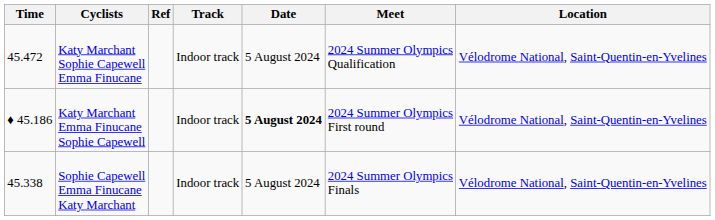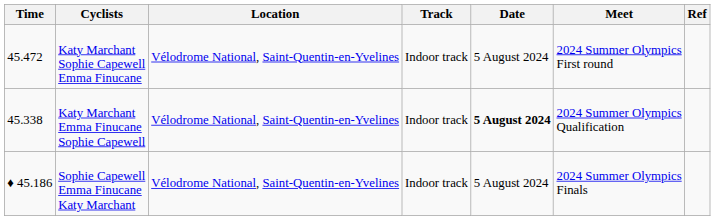columns swapped: (583, 14) <-> (161, 14)
(390, 56) 2024 Summer Olympics Qualification -> (619, 56) 2024 Summer Olympics First round
(30, 120) ♦ 45.186 -> (25, 120) 45.338
(390, 120) 2024 Summer Olympics First round -> (619, 120) 2024 Summer Olympics Qualification
(25, 183) 45.338 -> (30, 183) ♦ 45.186
